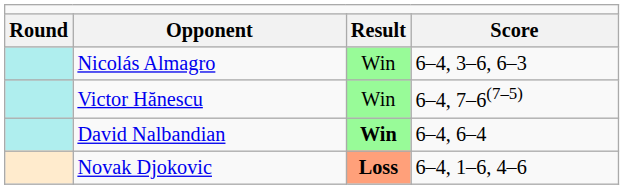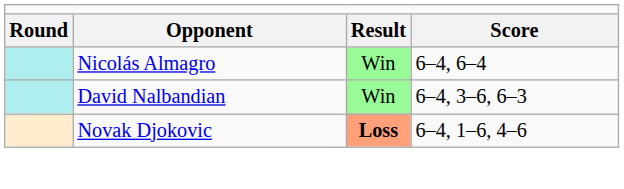(471, 64) 6–4, 3–6, 6–3 -> (451, 64) 6–4, 6–4
- row: (140, 99)
(378, 134) bold -> (378, 97) normal
(451, 134) 6–4, 6–4 -> (471, 97) 6–4, 3–6, 6–3
